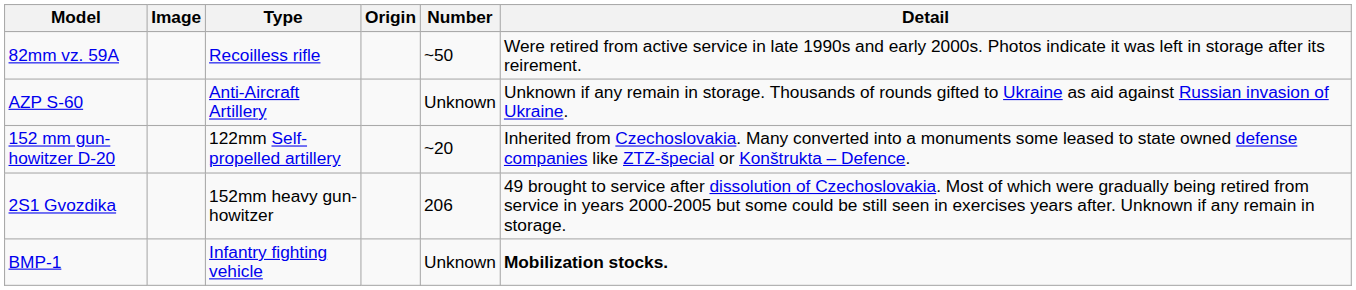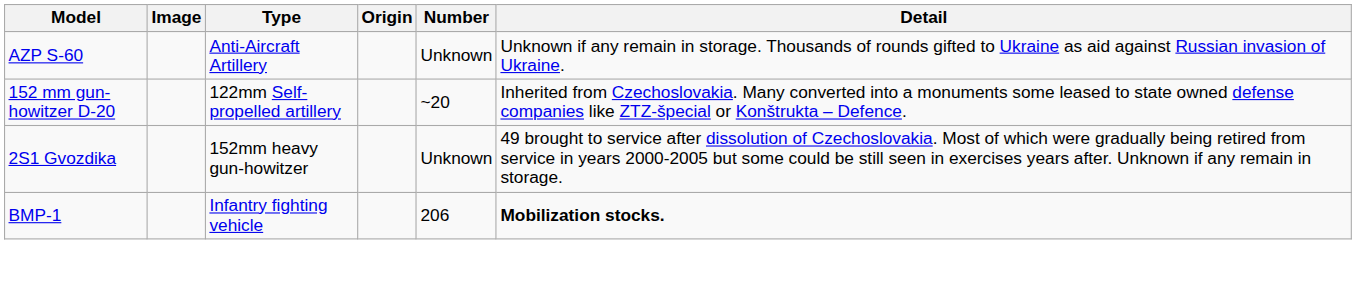- row: (64, 55)
(438, 205) 206 -> (456, 158) Unknown
(460, 262) Unknown -> (435, 215) 206
